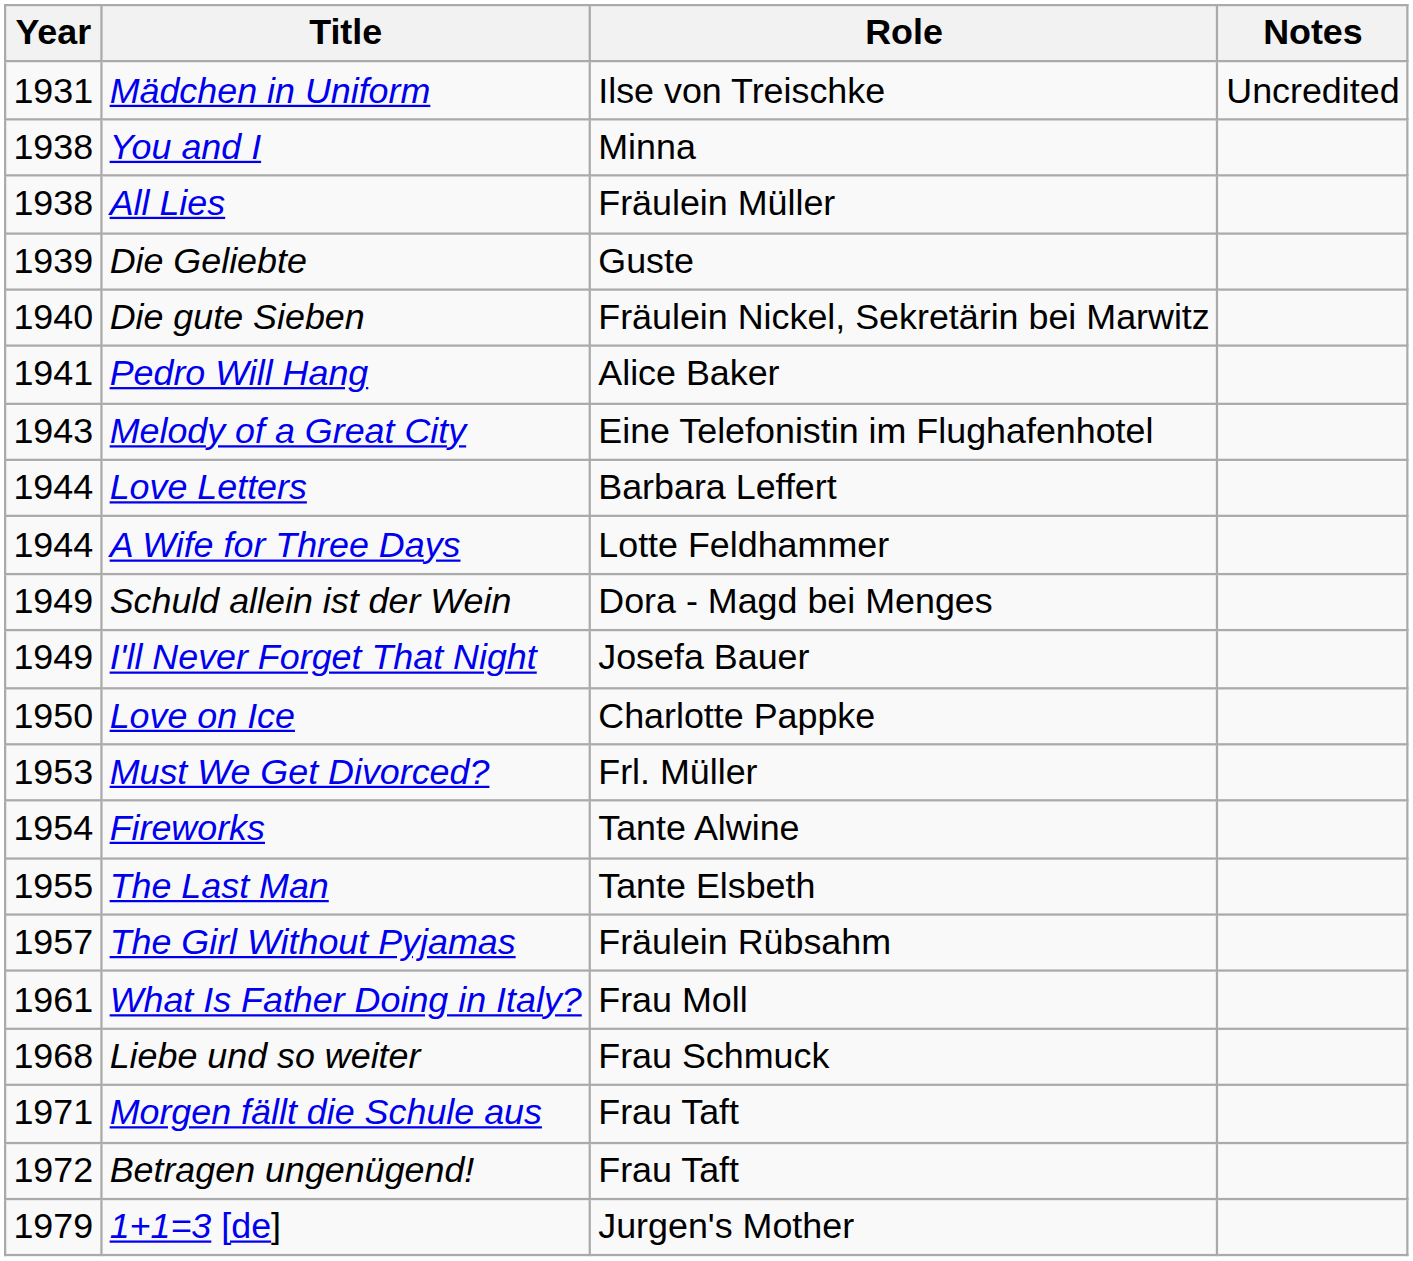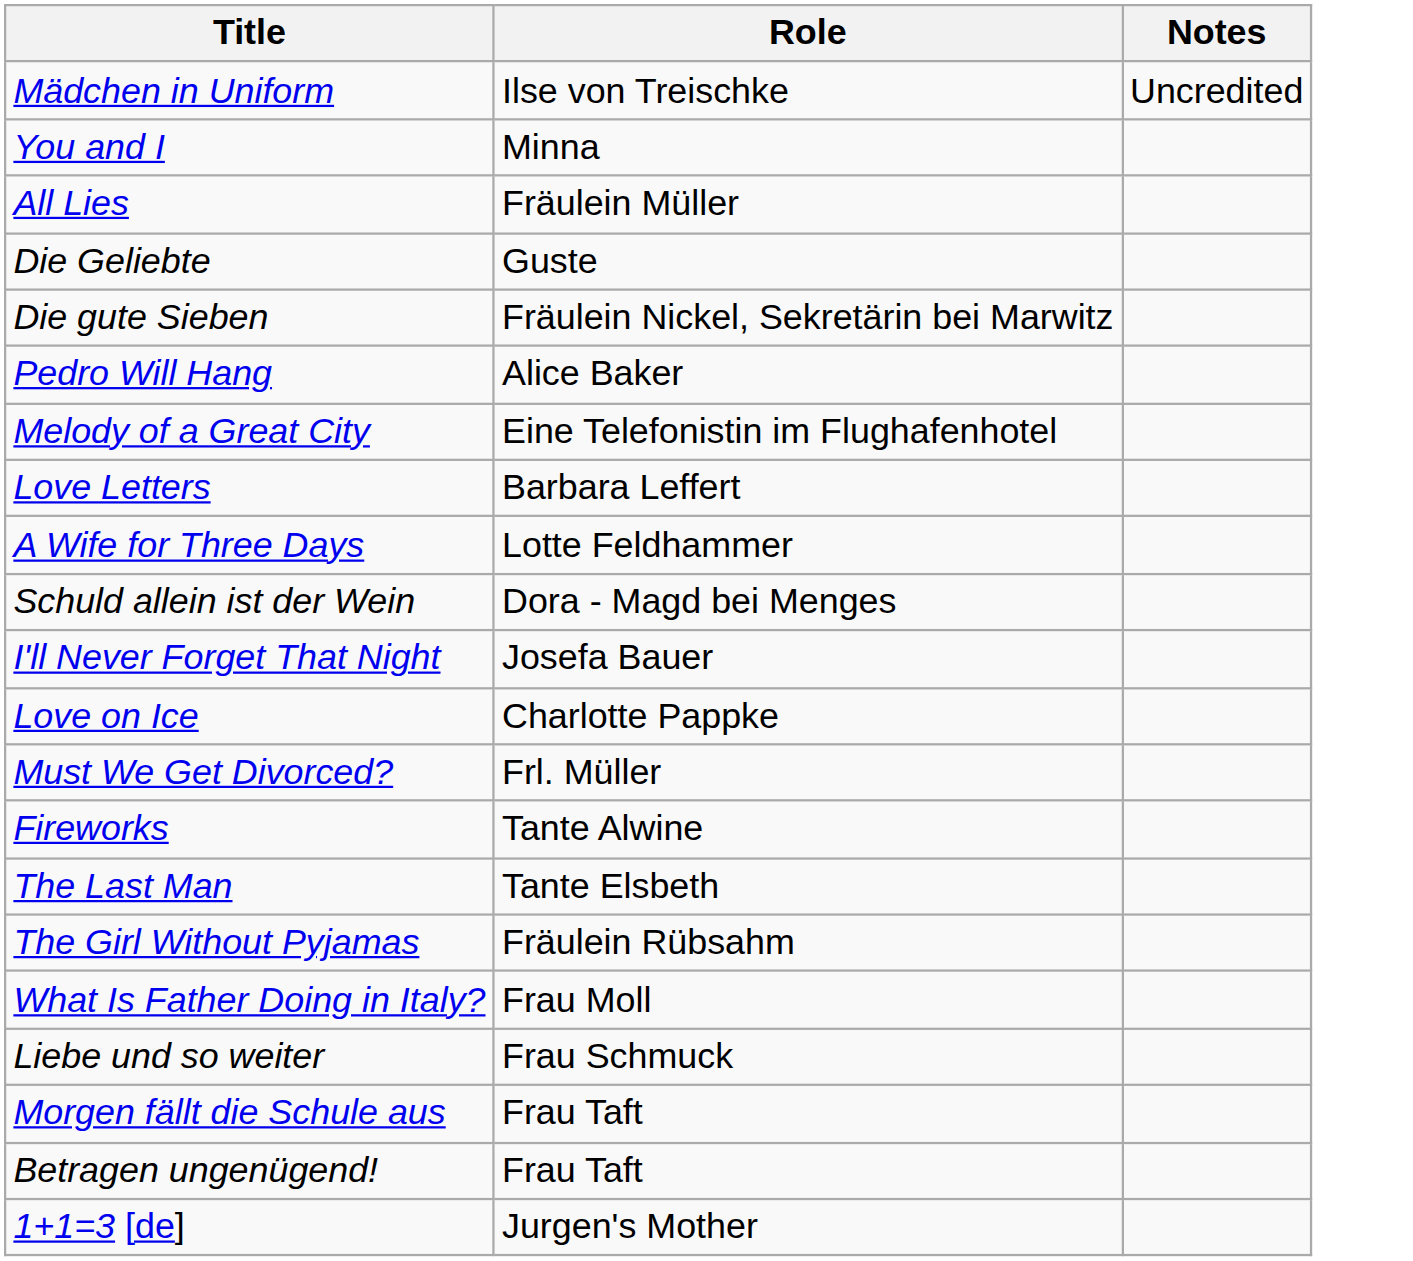- column: (53, 32)
